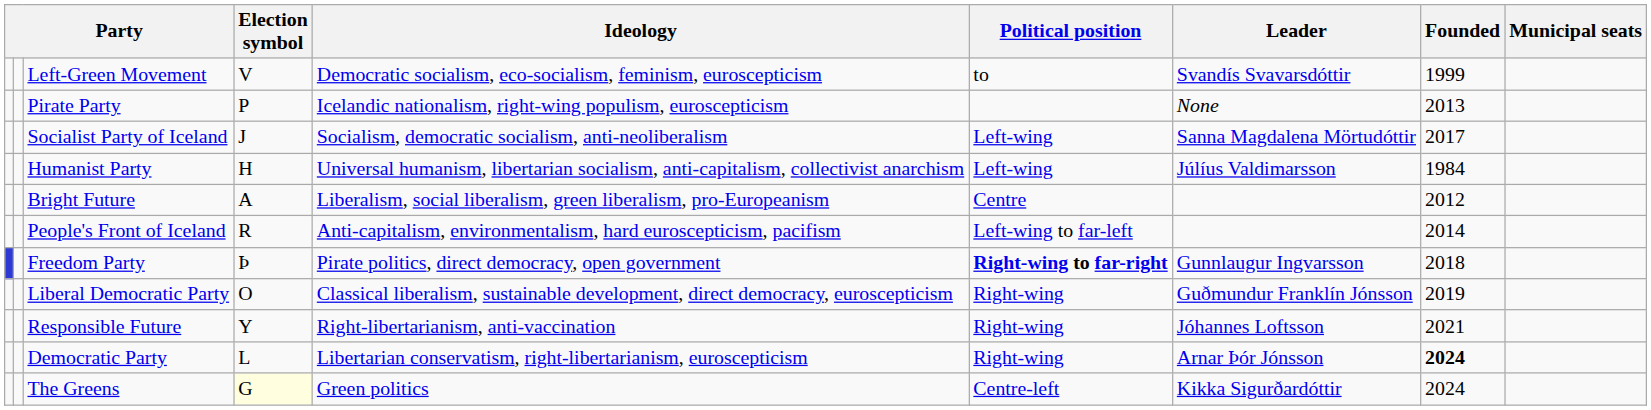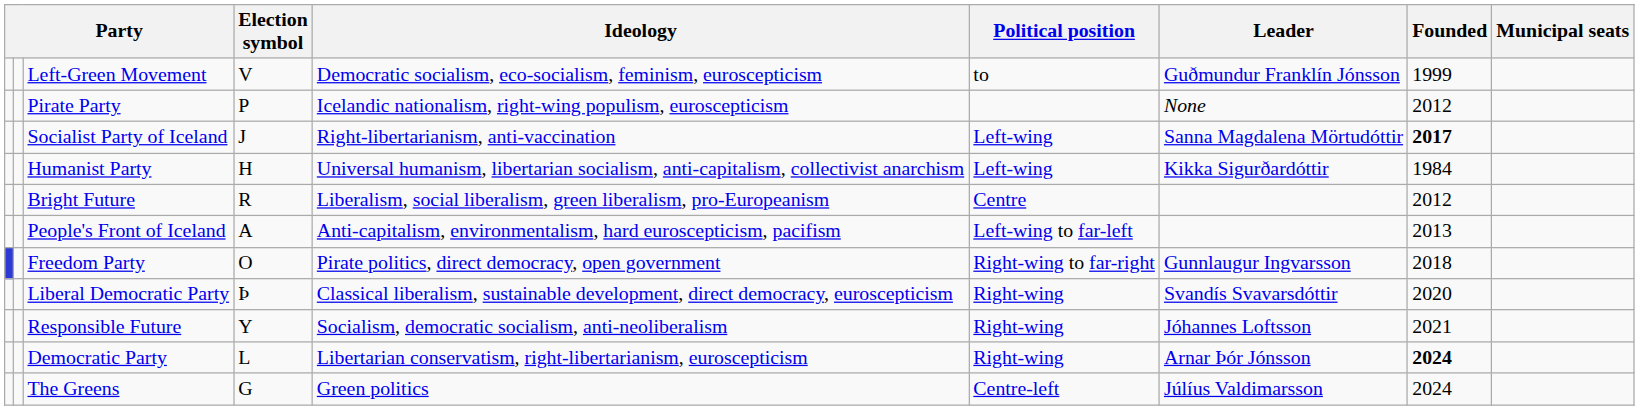(1264, 74) Svandís Svavarsdóttir -> (1282, 74) Guðmundur Franklín Jónsson
(1445, 105) 2013 -> (1432, 105) 2012
(522, 136) Socialism, democratic socialism, anti-neoliberalism -> (466, 136) Right-libertarianism, anti-vaccination
(1445, 136) normal -> (1432, 136) bold
(1256, 168) Júlíus Valdimarsson -> (1246, 168) Kikka Sigurðardóttir
(245, 199) A -> (245, 199) R
(245, 231) R -> (245, 231) A
(1445, 231) 2014 -> (1432, 231) 2013
(244, 262) Þ -> (245, 262) O
(1071, 262) bold -> (1064, 262) normal
(245, 294) O -> (244, 294) Þ
(1295, 294) Guðmundur Franklín Jónsson -> (1251, 294) Svandís Svavarsdóttir
(1445, 294) 2019 -> (1432, 294) 2020
(466, 325) Right-libertarianism, anti-vaccination -> (522, 325) Socialism, democratic socialism, anti-neoliberalism
(245, 388) lightyellow background -> (245, 388) no background
(1259, 388) Kikka Sigurðardóttir -> (1243, 388) Júlíus Valdimarsson
